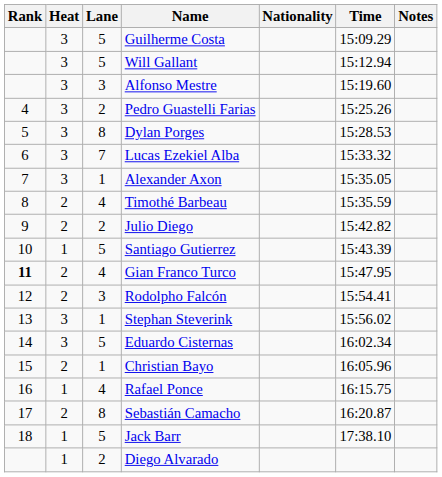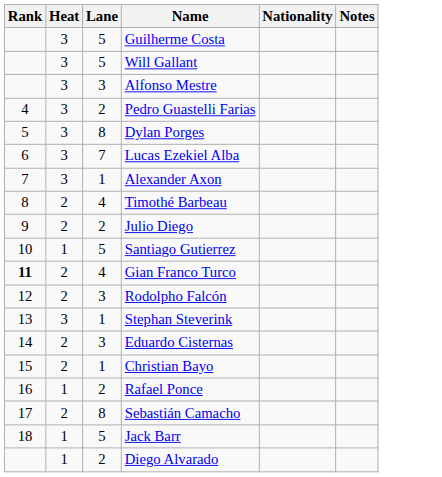- column: (365, 16)
(64, 343) 3 -> (64, 343) 2
(102, 343) 5 -> (102, 343) 3
(102, 389) 4 -> (102, 389) 2
